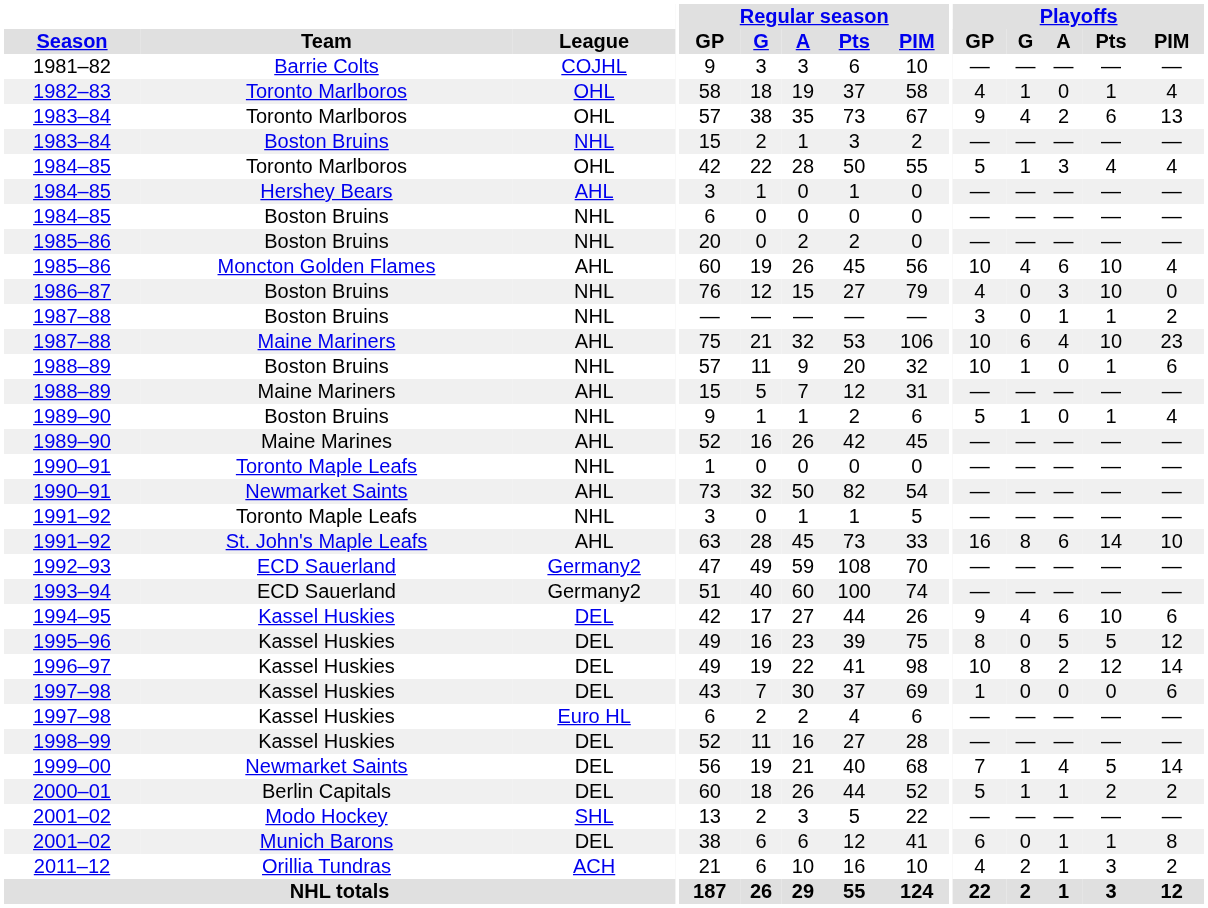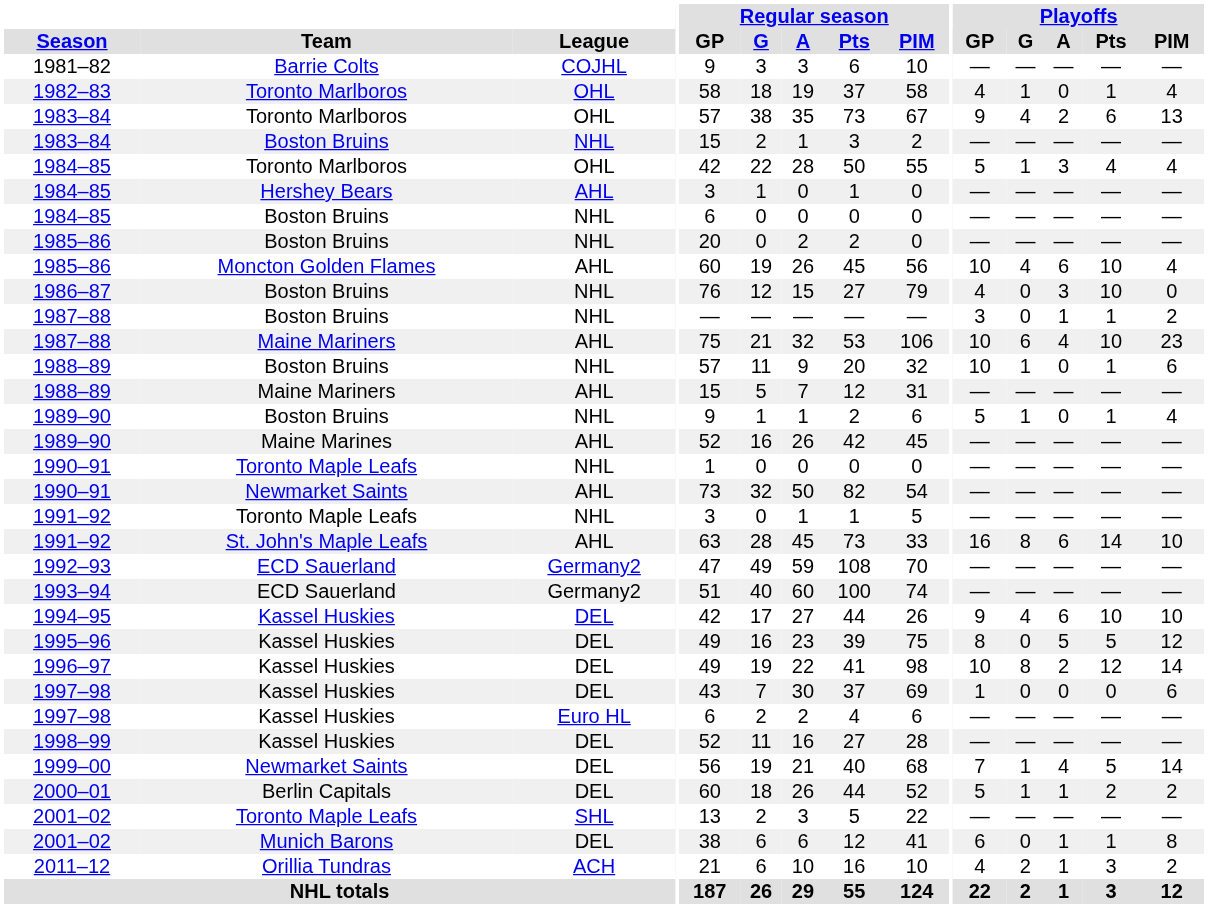(1172, 616) 6 -> (1172, 616) 10
(326, 816) Modo Hockey -> (326, 816) Toronto Maple Leafs
